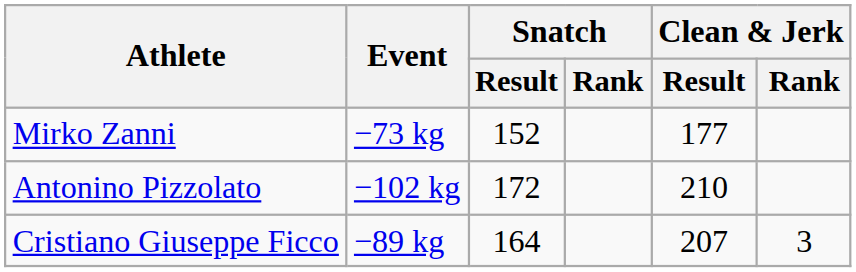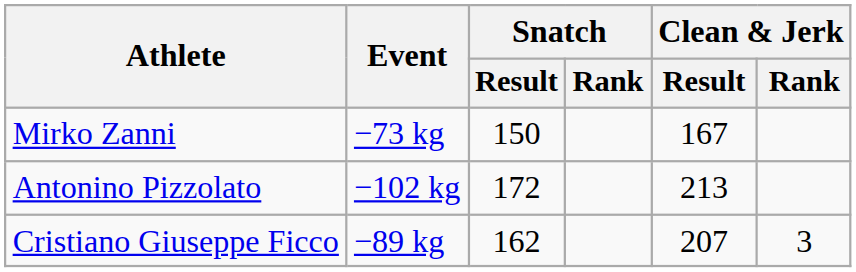(517, 134) 152 -> (517, 134) 150
(704, 134) 177 -> (704, 134) 167
(704, 187) 210 -> (704, 187) 213
(517, 240) 164 -> (517, 240) 162
